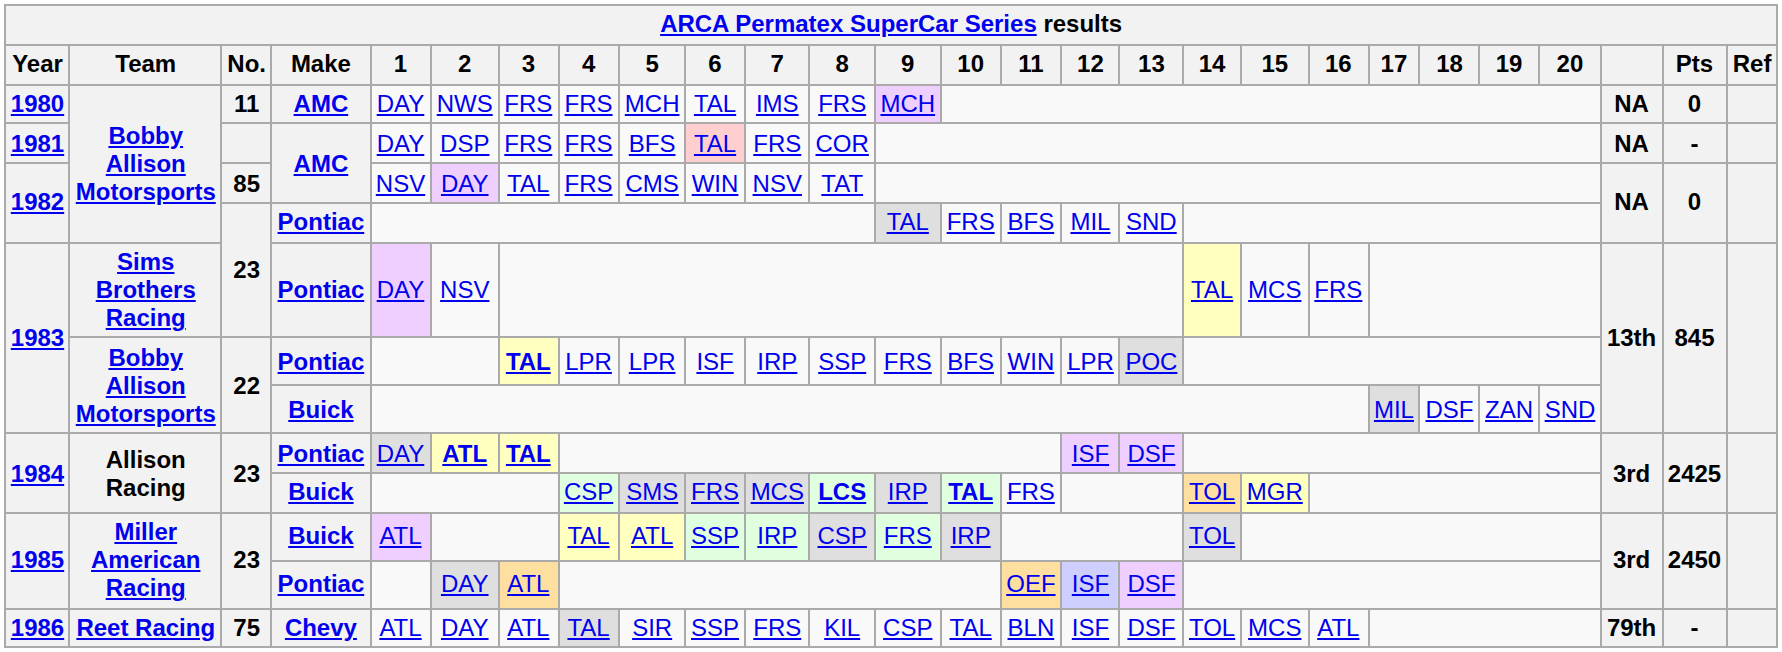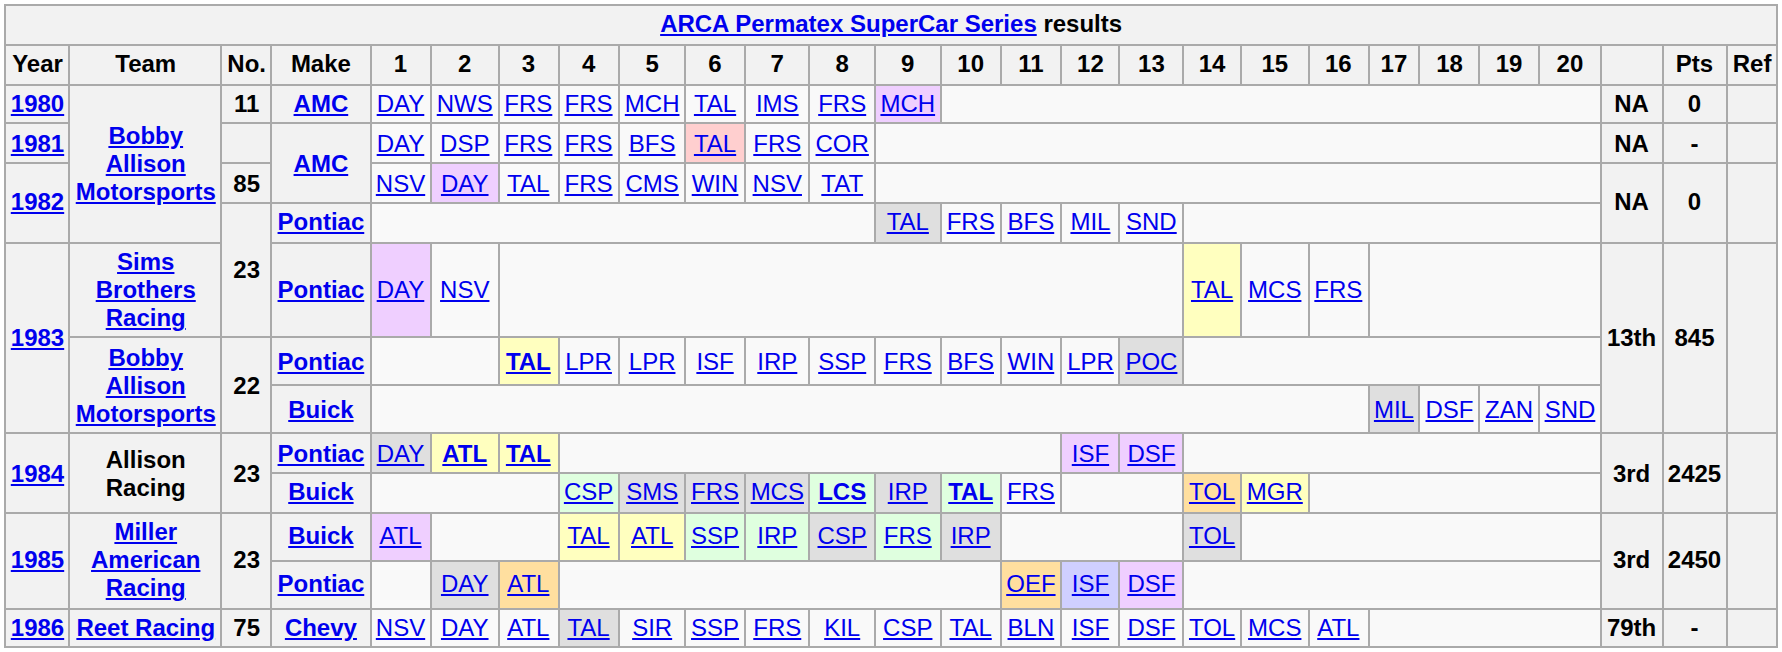(400, 628) ATL -> (400, 628) NSV
